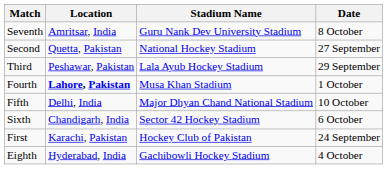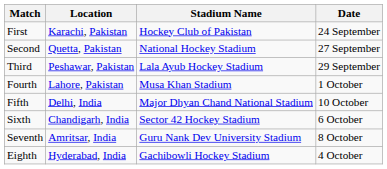rows swapped: (17, 137) <-> (25, 31)
(89, 84) bold -> (86, 84) normal
